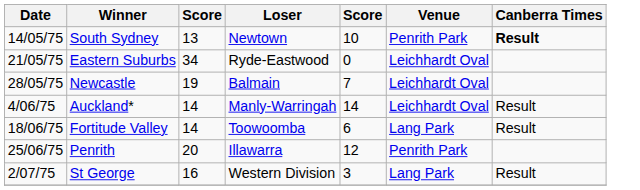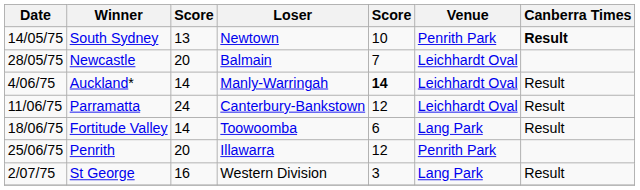- row: (123, 60)
(190, 83) 19 -> (182, 60) 20
(351, 106) normal -> (380, 83) bold
+ row: (105, 106)
